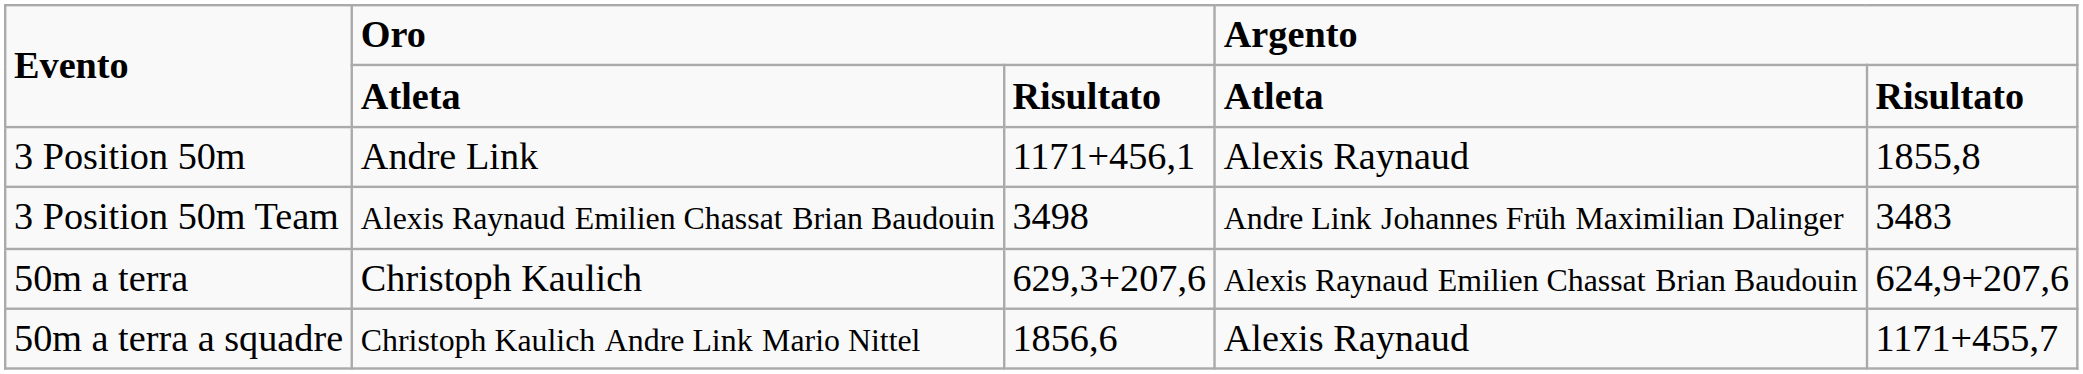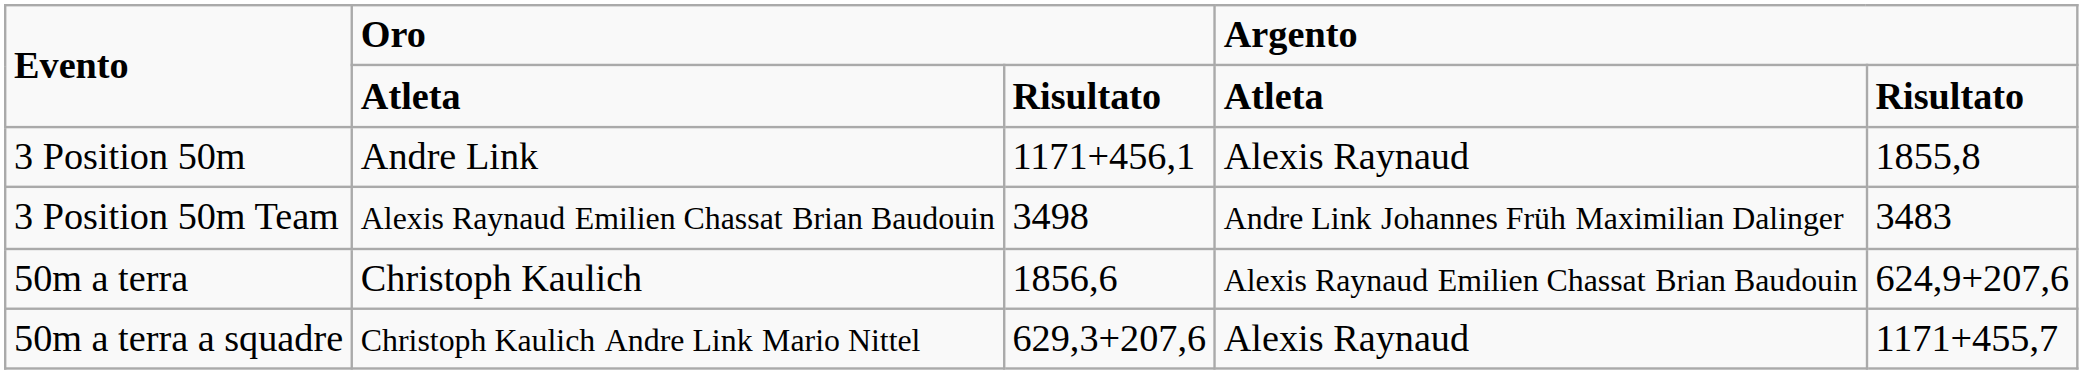(1109, 277) 629,3+207,6 -> (1065, 277) 1856,6
(1065, 338) 1856,6 -> (1109, 338) 629,3+207,6
